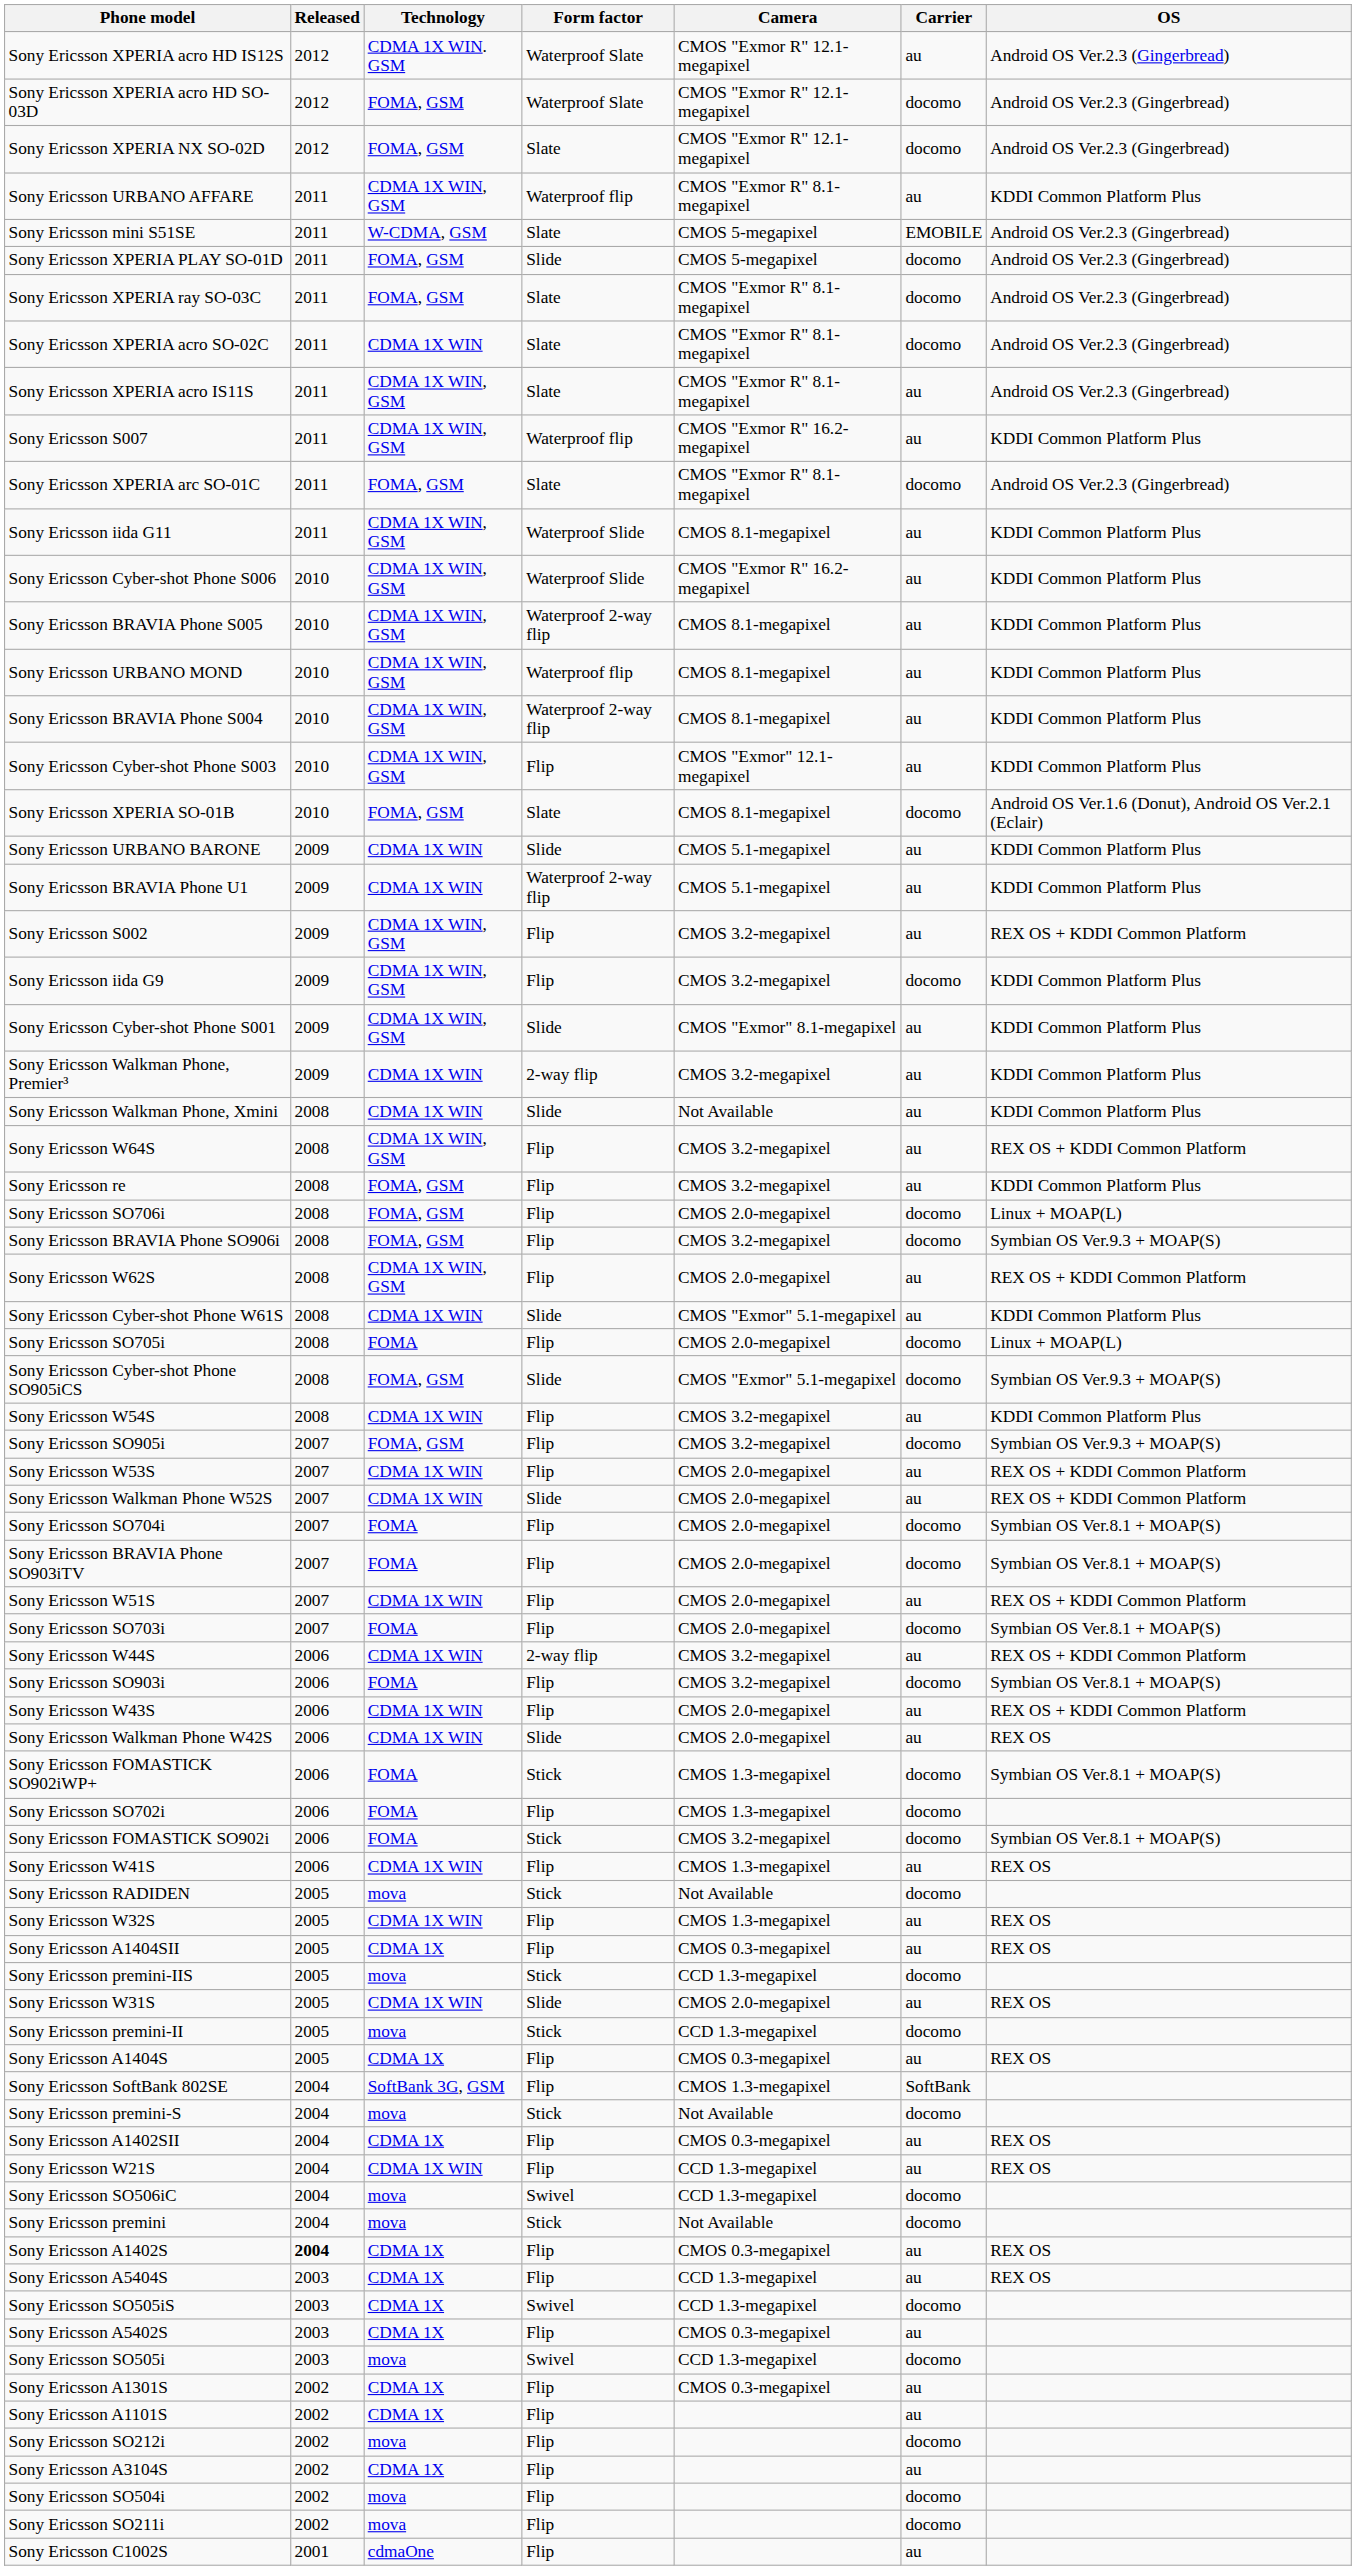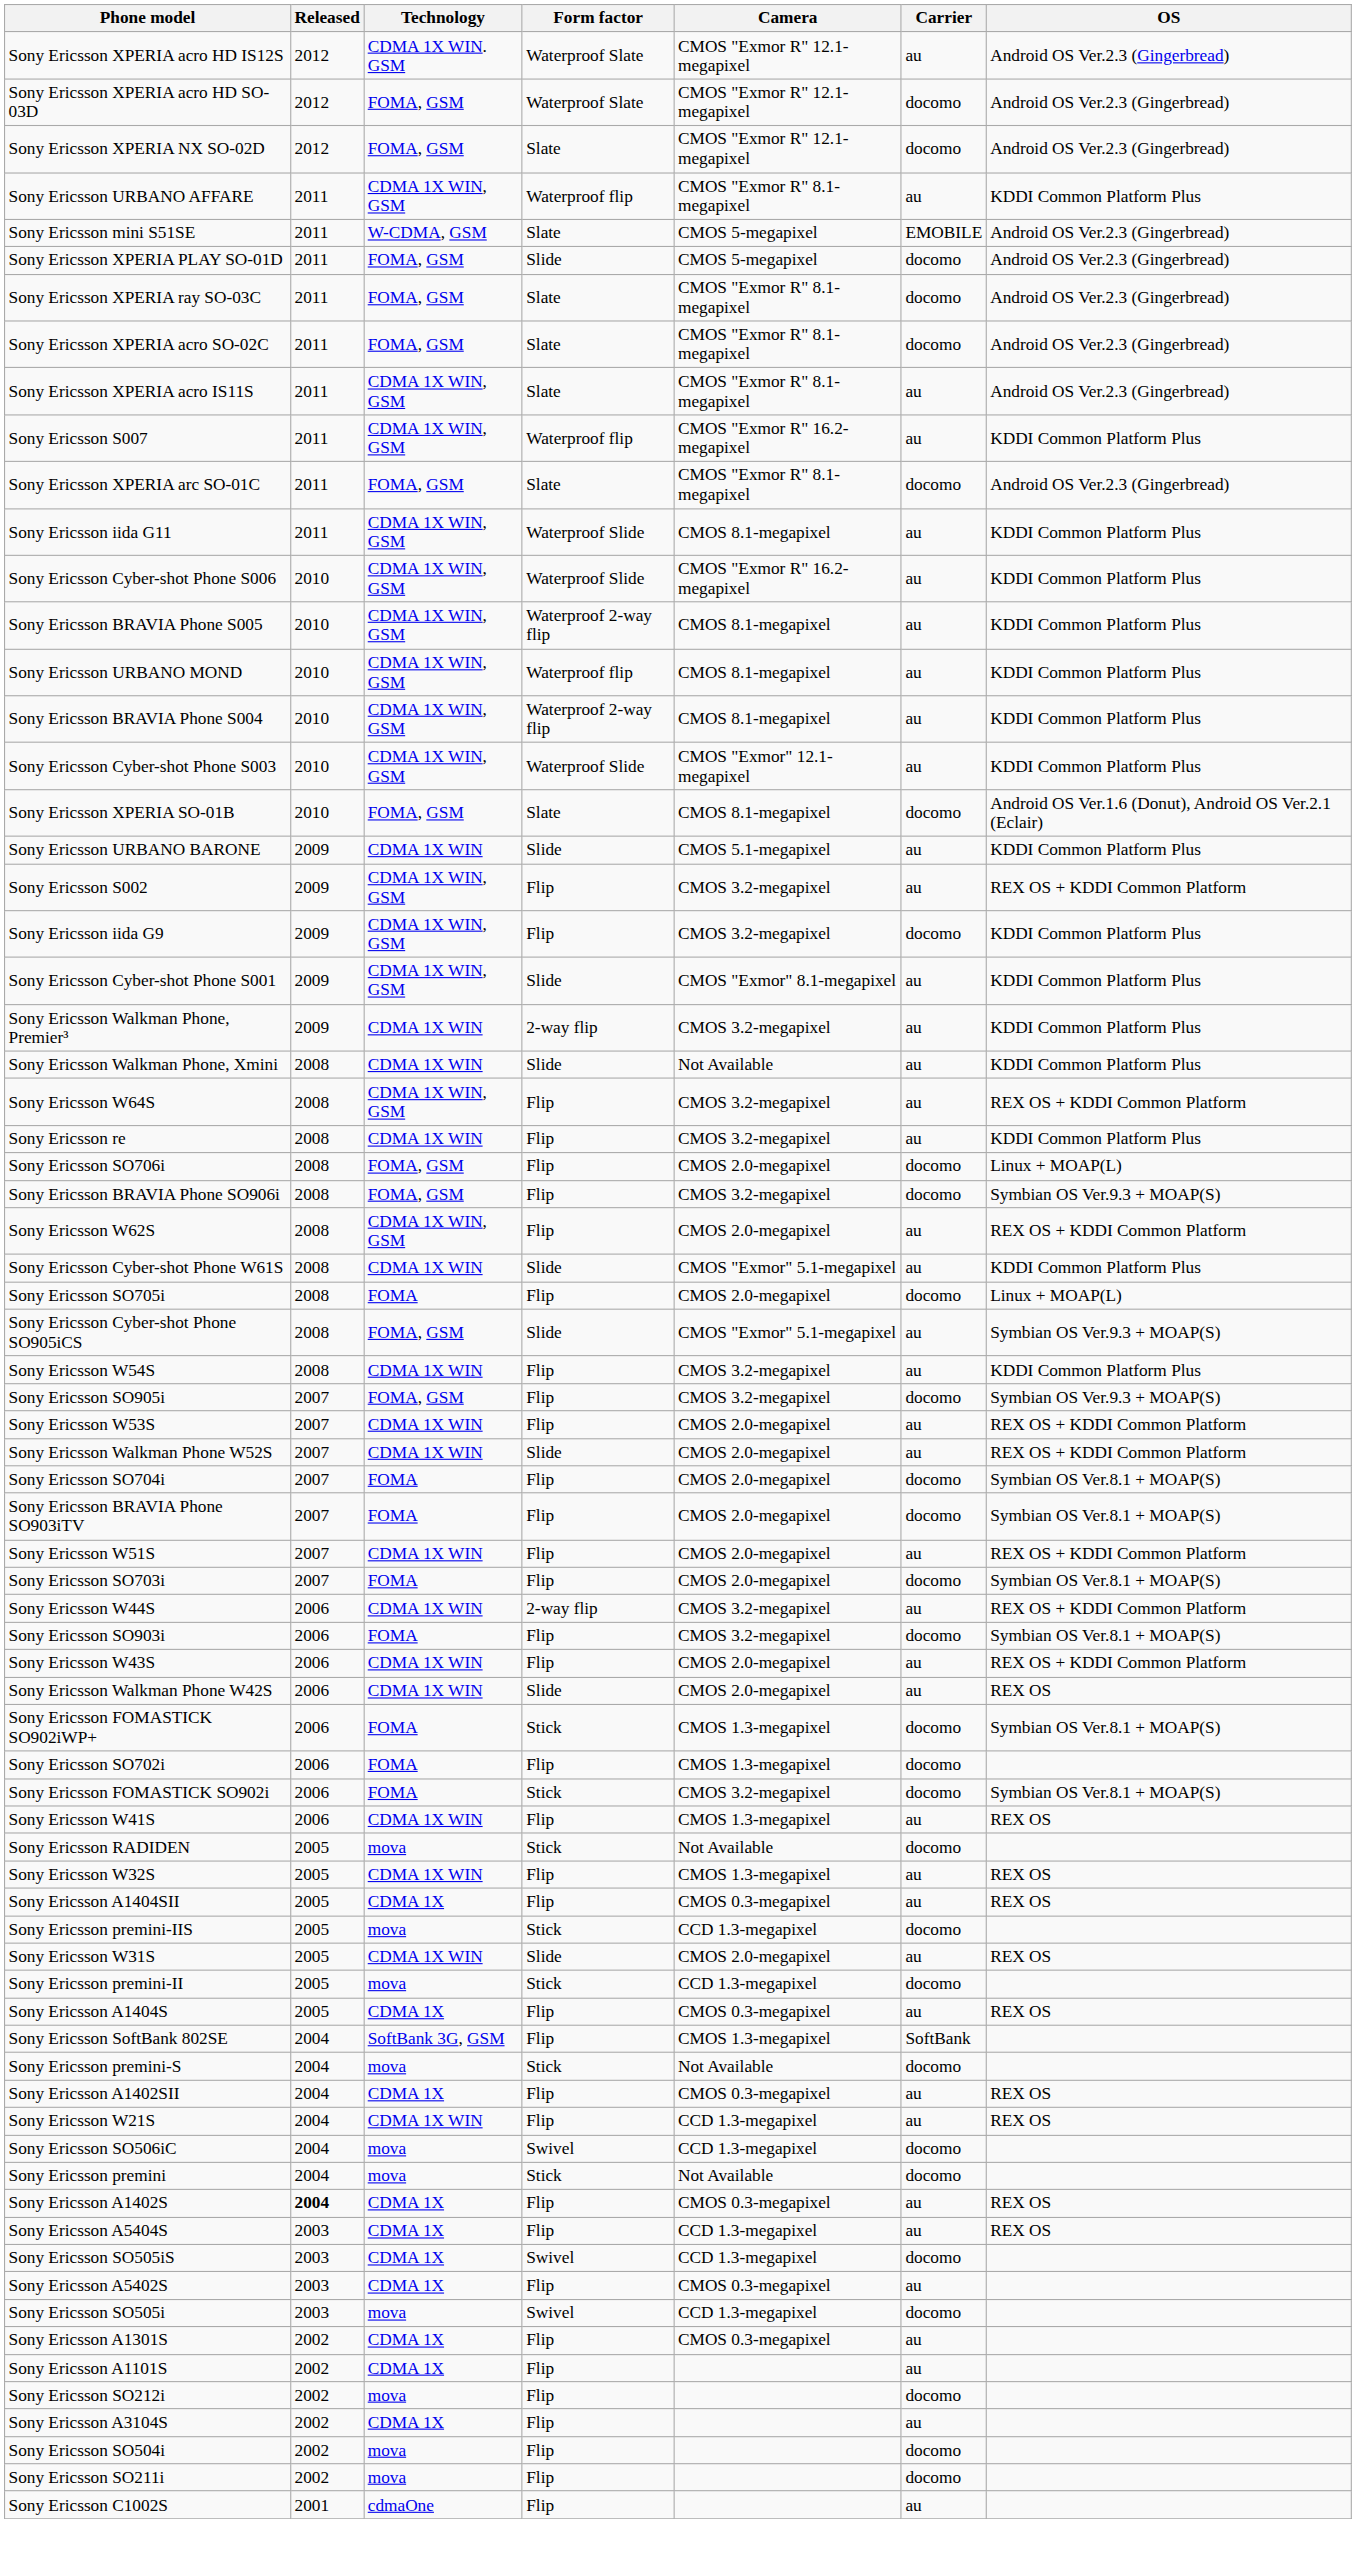(425, 344) CDMA 1X WIN -> (416, 344) FOMA, GSM
(540, 765) Flip -> (585, 765) Waterproof Slide
- row: (128, 887)
(416, 1185) FOMA, GSM -> (425, 1138) CDMA 1X WIN
(933, 1379) docomo -> (914, 1332) au
